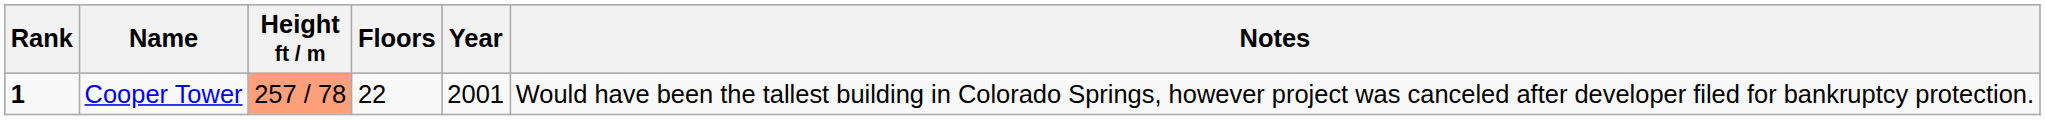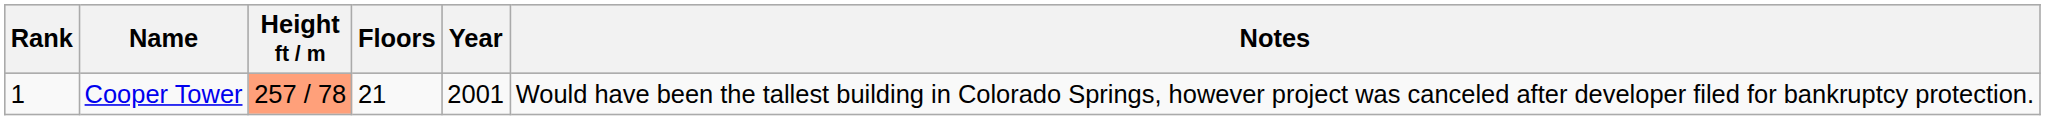(18, 93) bold -> (18, 93) normal
(372, 93) 22 -> (372, 93) 21
